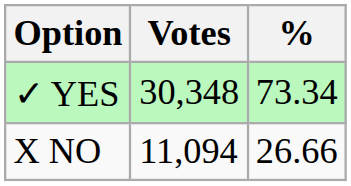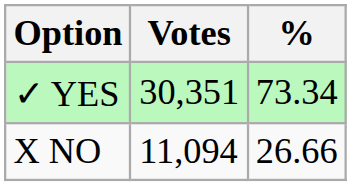(189, 92) 30,348 -> (189, 92) 30,351
